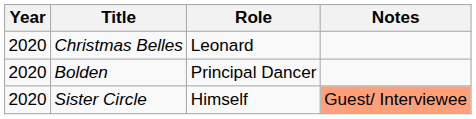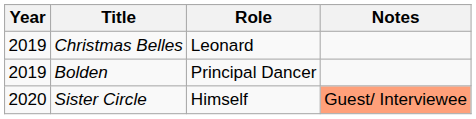(28, 45) 2020 -> (28, 45) 2019
(28, 72) 2020 -> (28, 72) 2019
